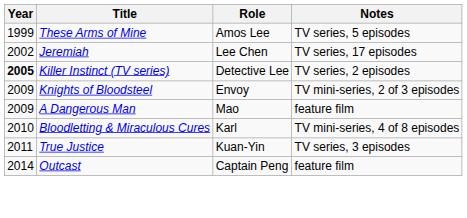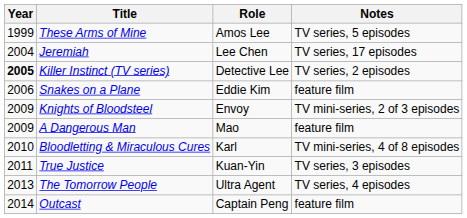(20, 52) 2002 -> (20, 52) 2004
+ row: (90, 90)
+ row: (98, 185)
